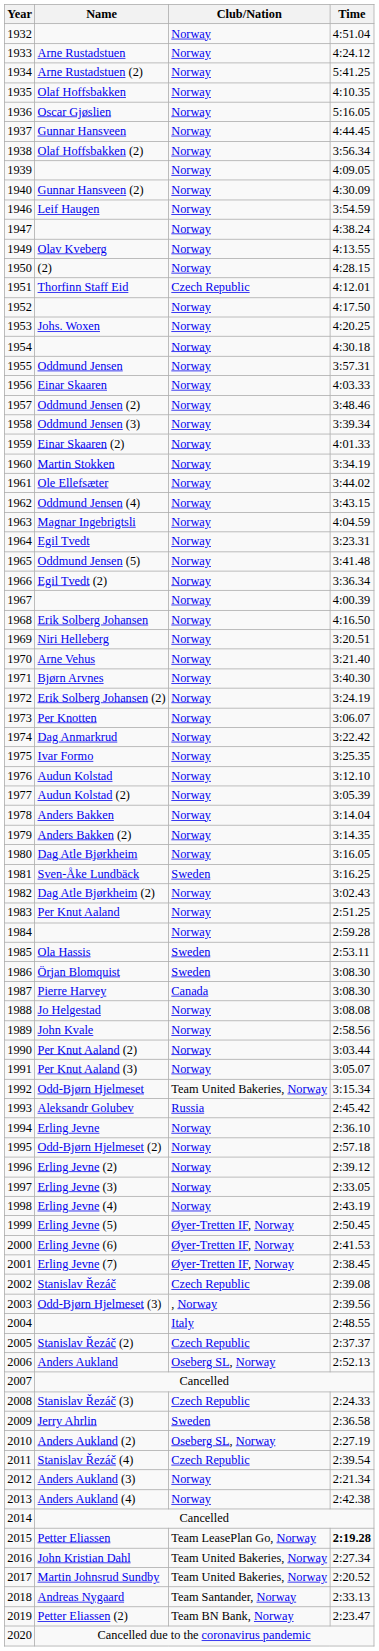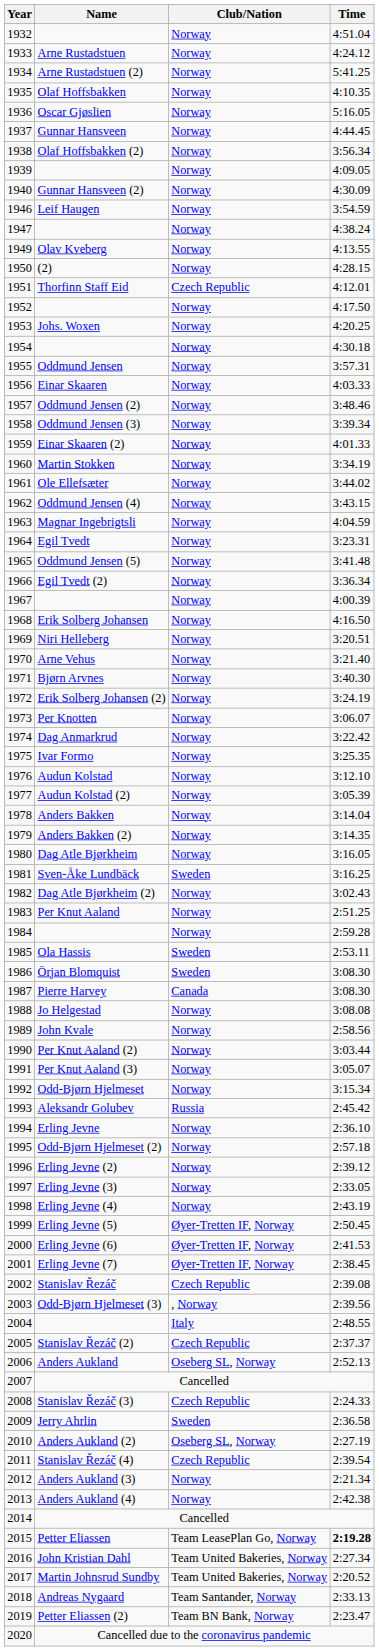(249, 1088) Team United Bakeries, Norway -> (191, 1088) Norway
